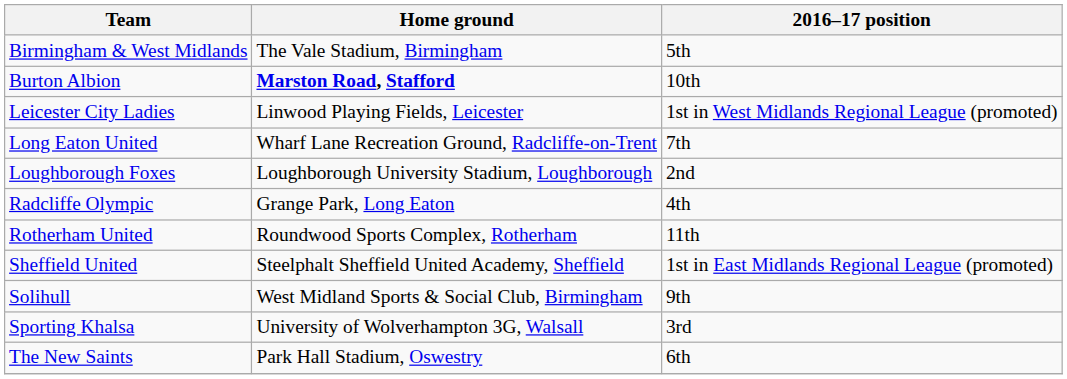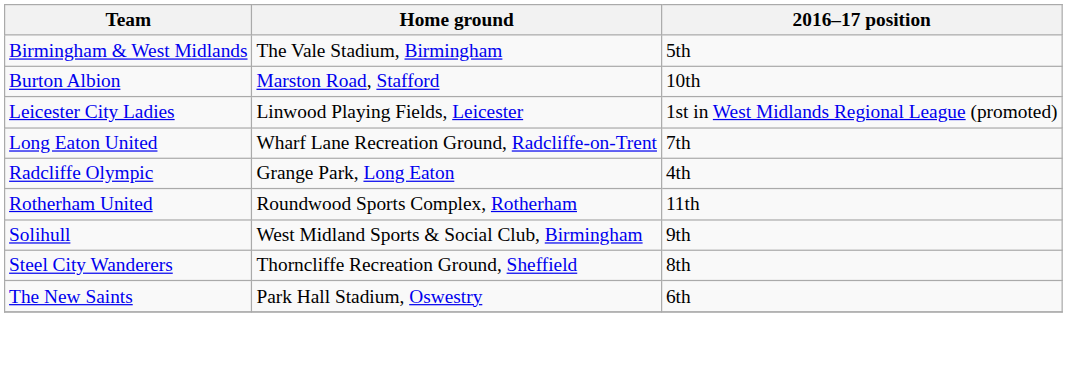(356, 81) bold -> (348, 81) normal
- row: (92, 173)
- row: (73, 265)
- row: (72, 326)
+ row: (91, 265)
